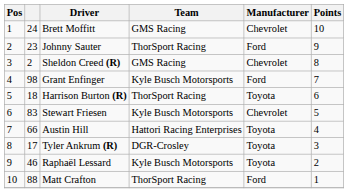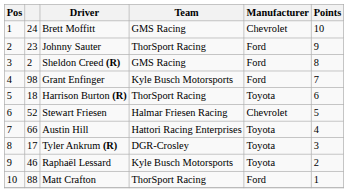(267, 62) Chevrolet -> (256, 62) Ford
(32, 112) 83 -> (32, 112) 52
(182, 112) Kyle Busch Motorsports -> (179, 112) Halmar Friesen Racing
